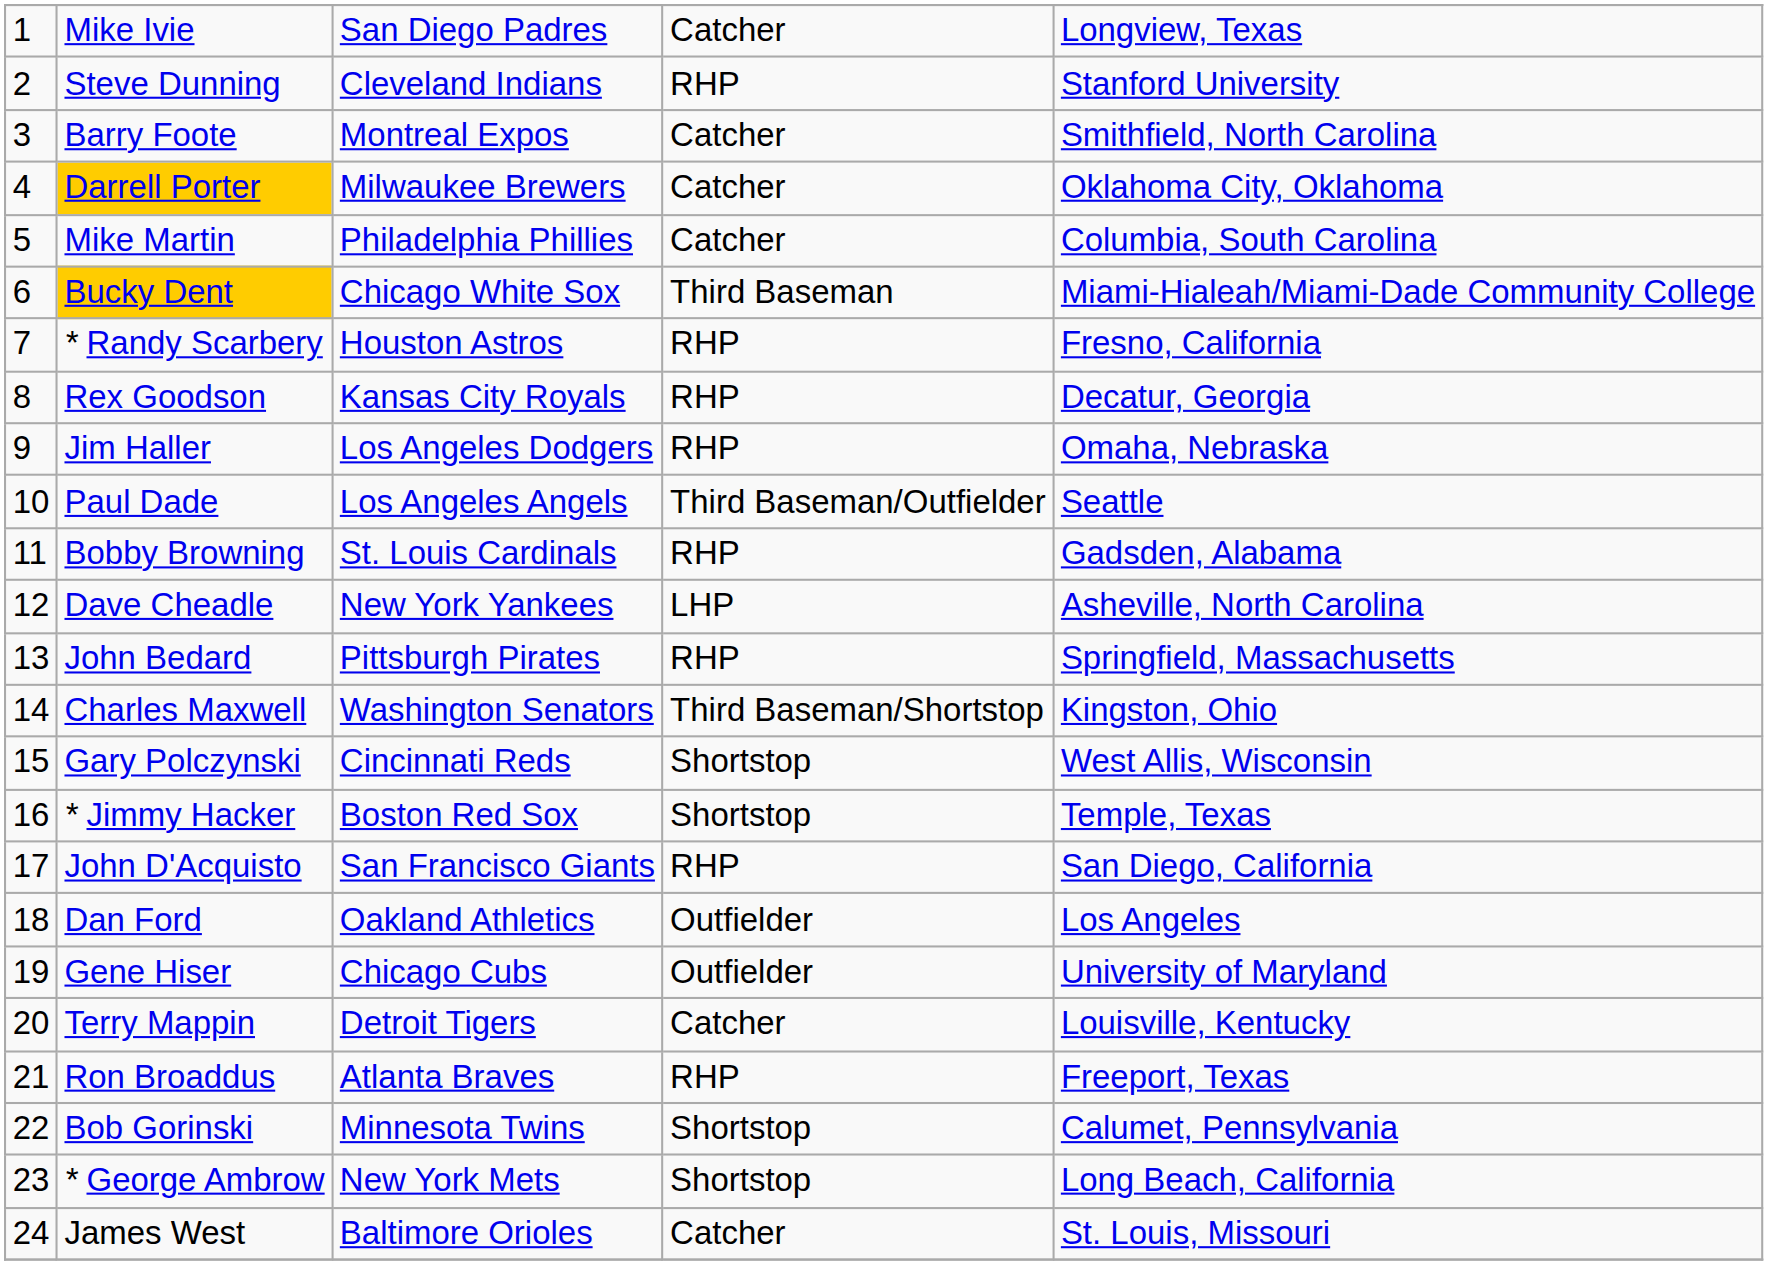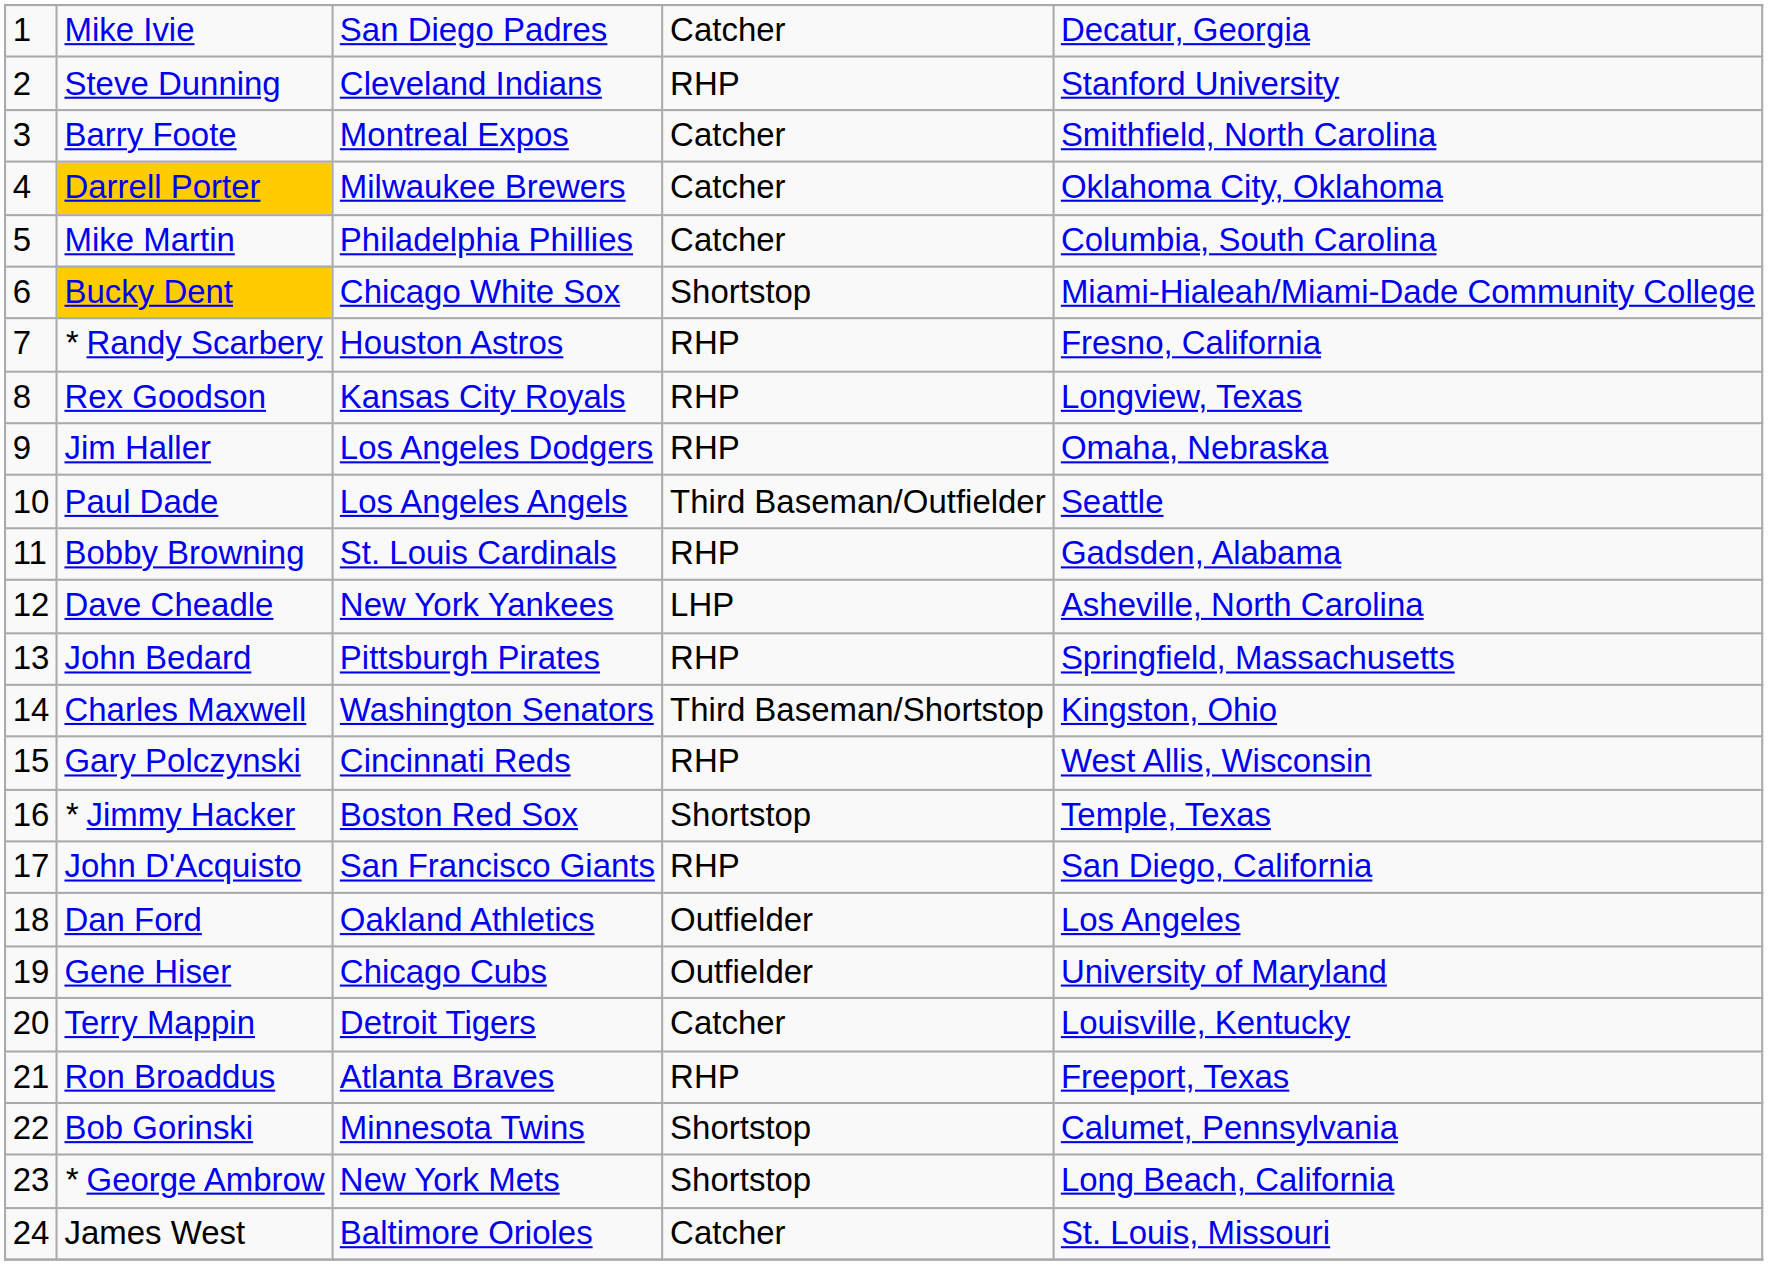(1182, 30) Longview, Texas -> (1185, 30) Decatur, Georgia
(782, 291) Third Baseman -> (741, 291) Shortstop
(1185, 396) Decatur, Georgia -> (1182, 396) Longview, Texas
(741, 762) Shortstop -> (705, 762) RHP
